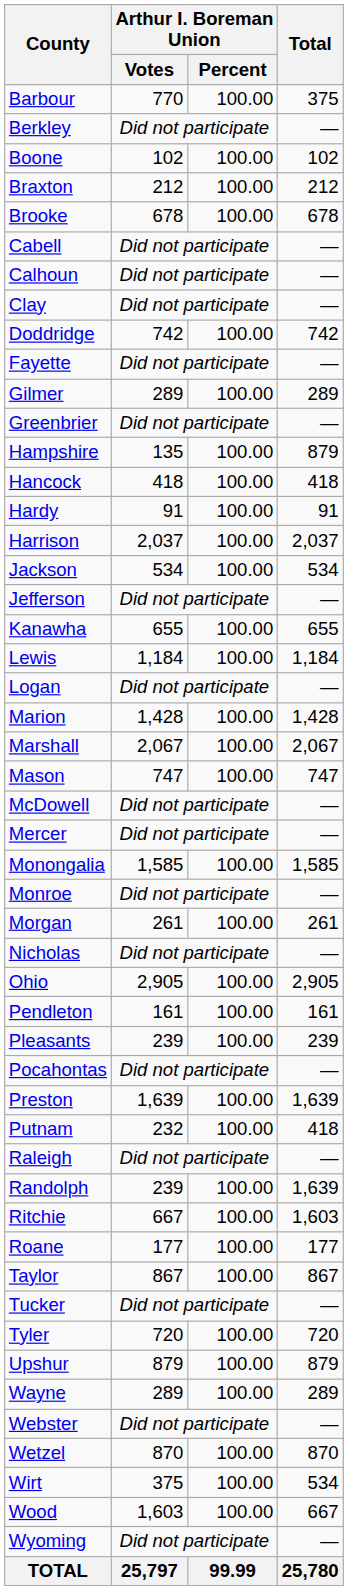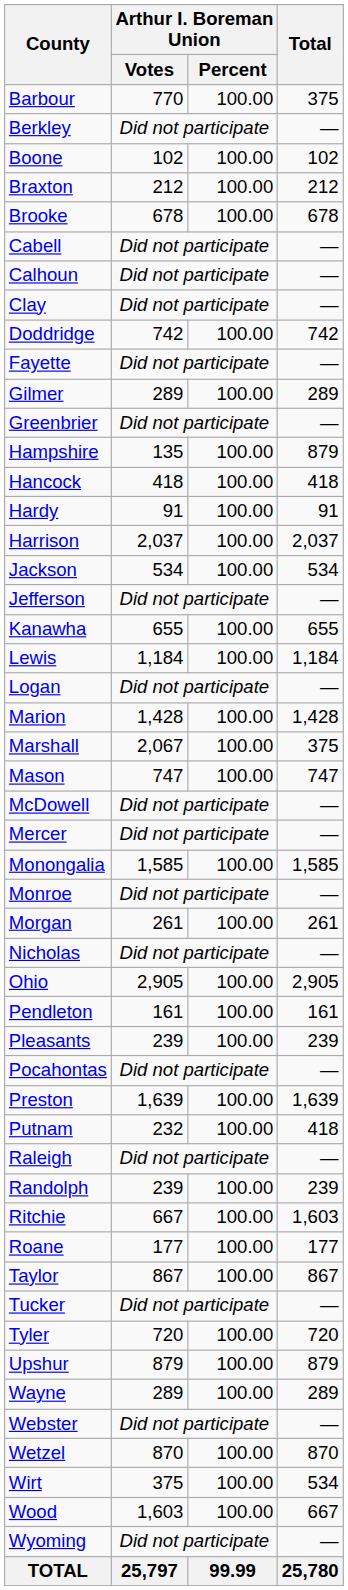(315, 746) 2,067 -> (323, 746) 375
(315, 1188) 1,639 -> (323, 1188) 239
